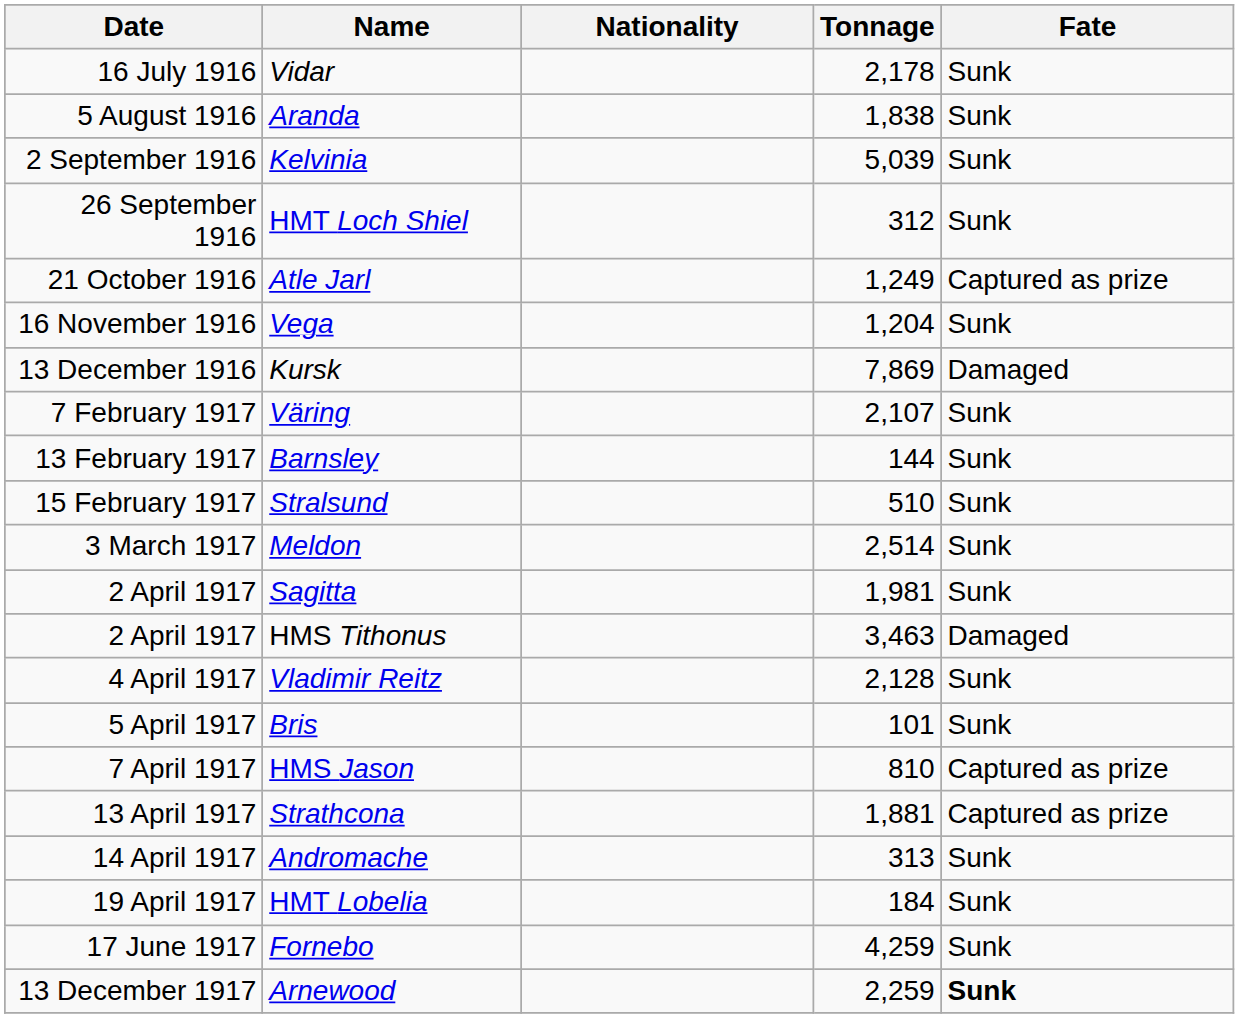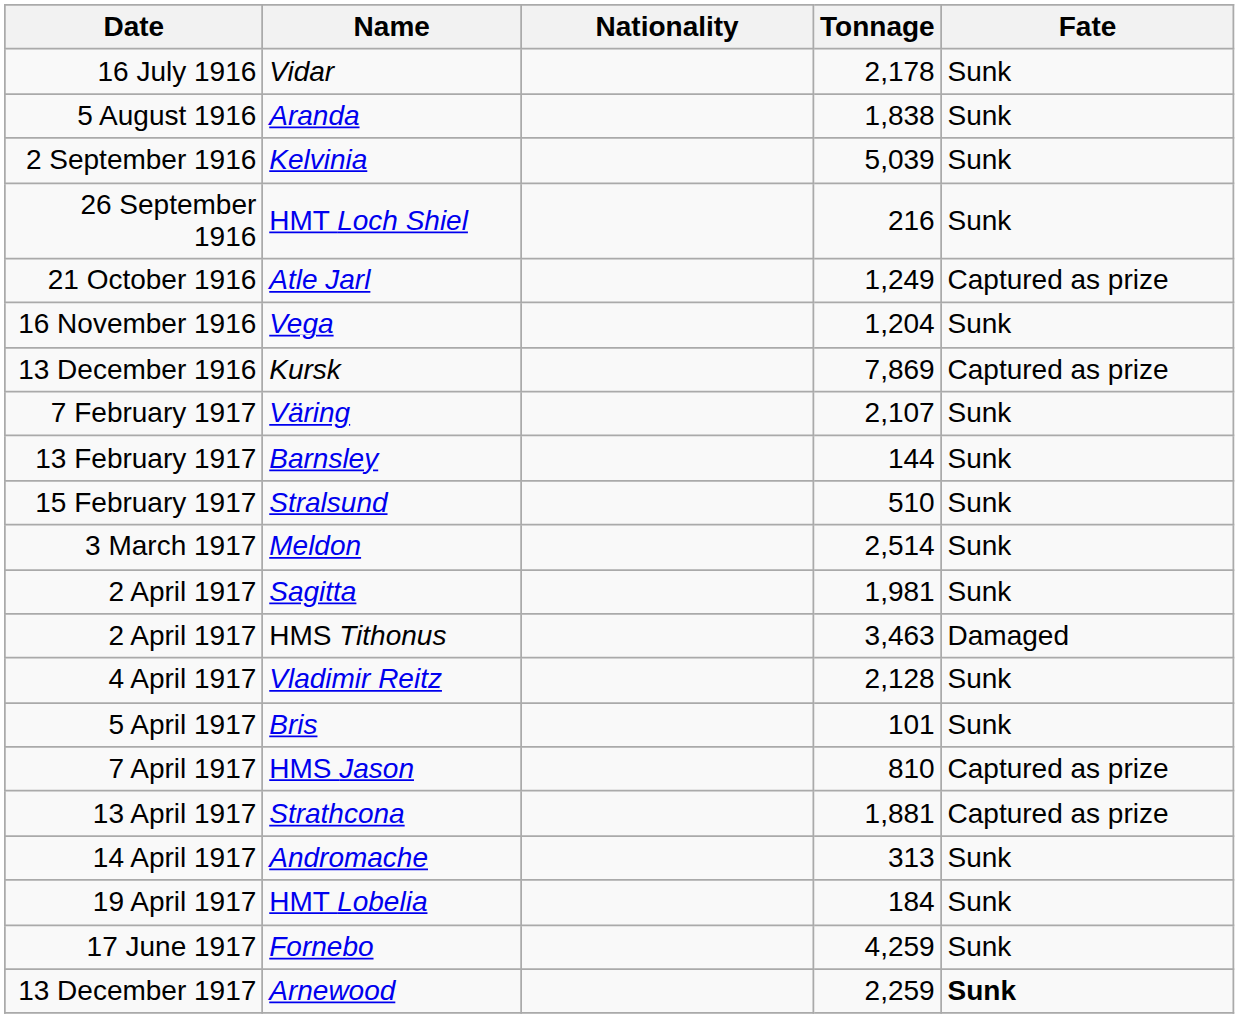(911, 220) 312 -> (911, 220) 216
(1008, 369) Damaged -> (1058, 369) Captured as prize
